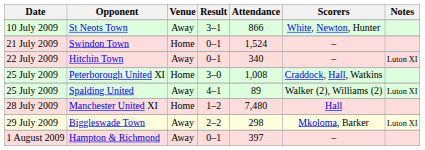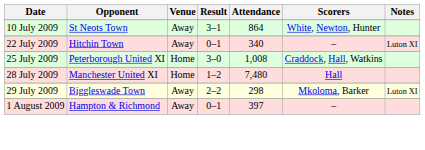(256, 28) 866 -> (256, 28) 864
- row: (99, 43)
- row: (101, 91)
